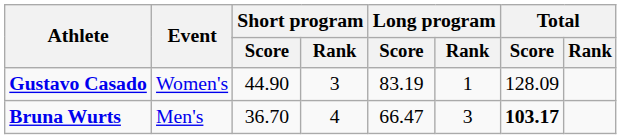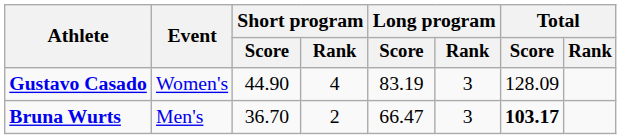(335, 84) 3 -> (335, 84) 4
(468, 84) 1 -> (468, 84) 3
(335, 117) 4 -> (335, 117) 2
